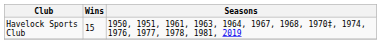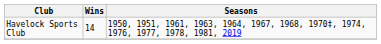(90, 28) 15 -> (90, 28) 14
